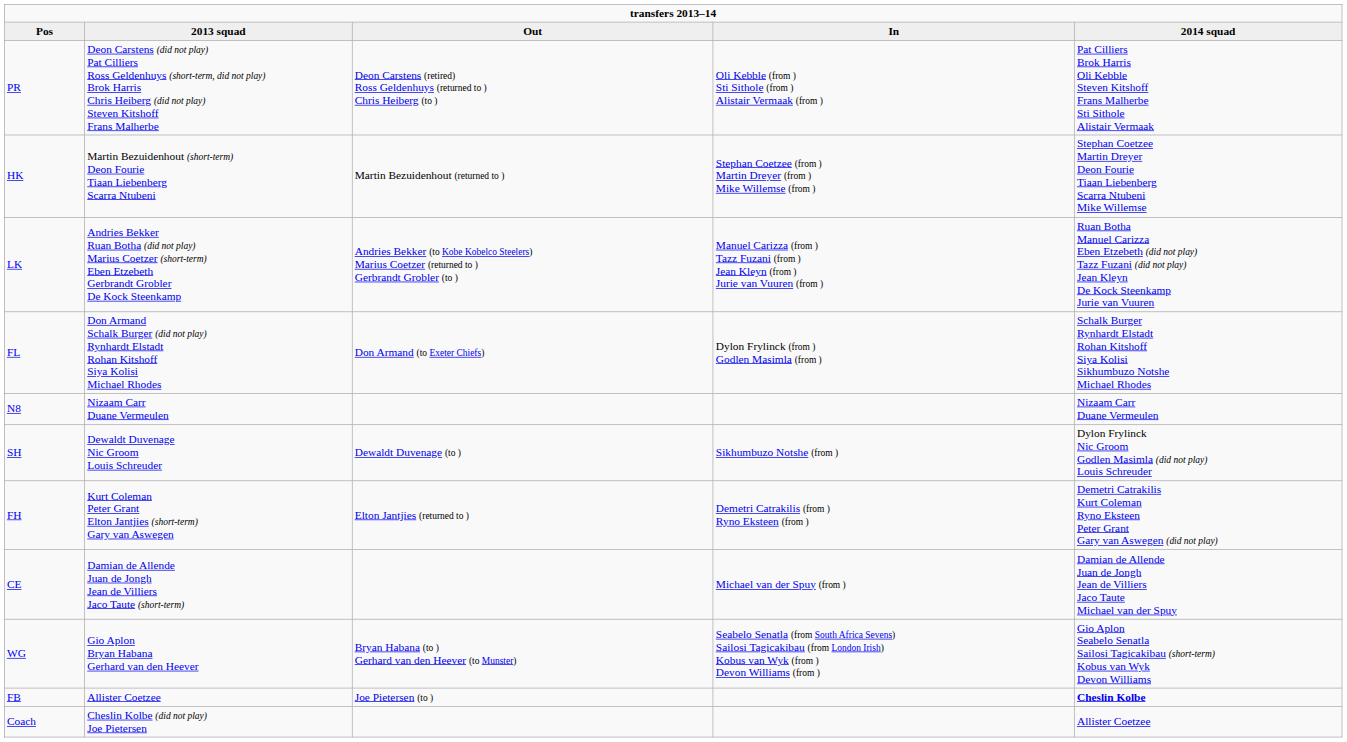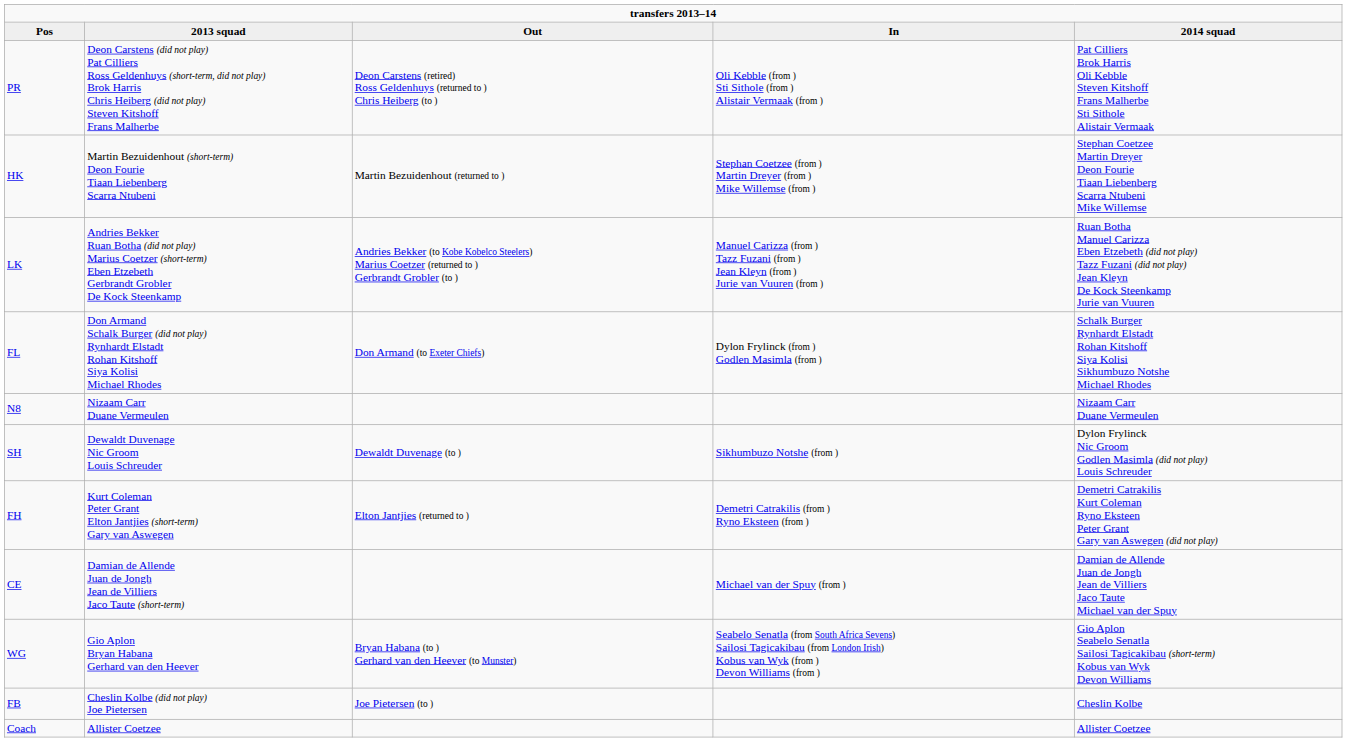(124, 697) Allister Coetzee -> (147, 703) Cheslin Kolbe (did not play) Joe Pietersen
(1111, 697) bold -> (1110, 703) normal
(147, 721) Cheslin Kolbe (did not play) Joe Pietersen -> (124, 728) Allister Coetzee
